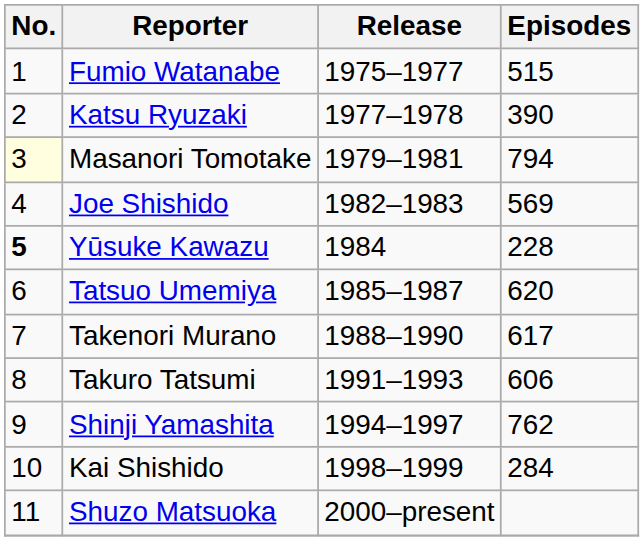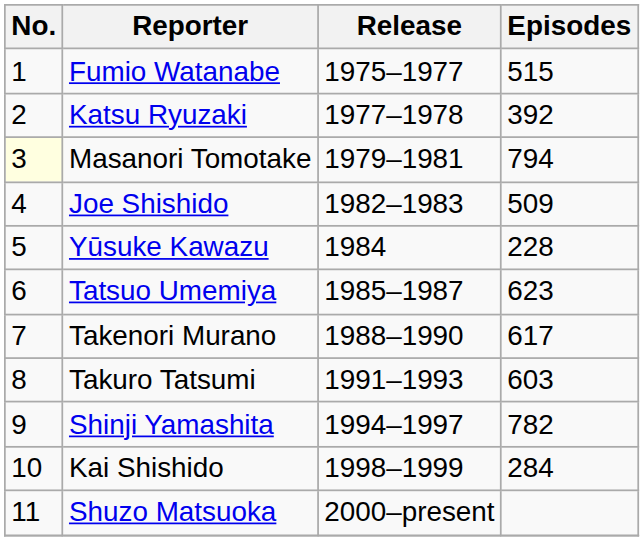(531, 114) 390 -> (531, 114) 392
(531, 203) 569 -> (531, 203) 509
(19, 247) bold -> (19, 247) normal
(531, 291) 620 -> (531, 291) 623
(531, 379) 606 -> (531, 379) 603
(531, 423) 762 -> (531, 423) 782
